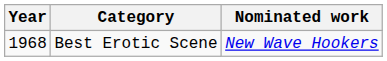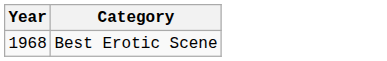- column: (302, 18)
